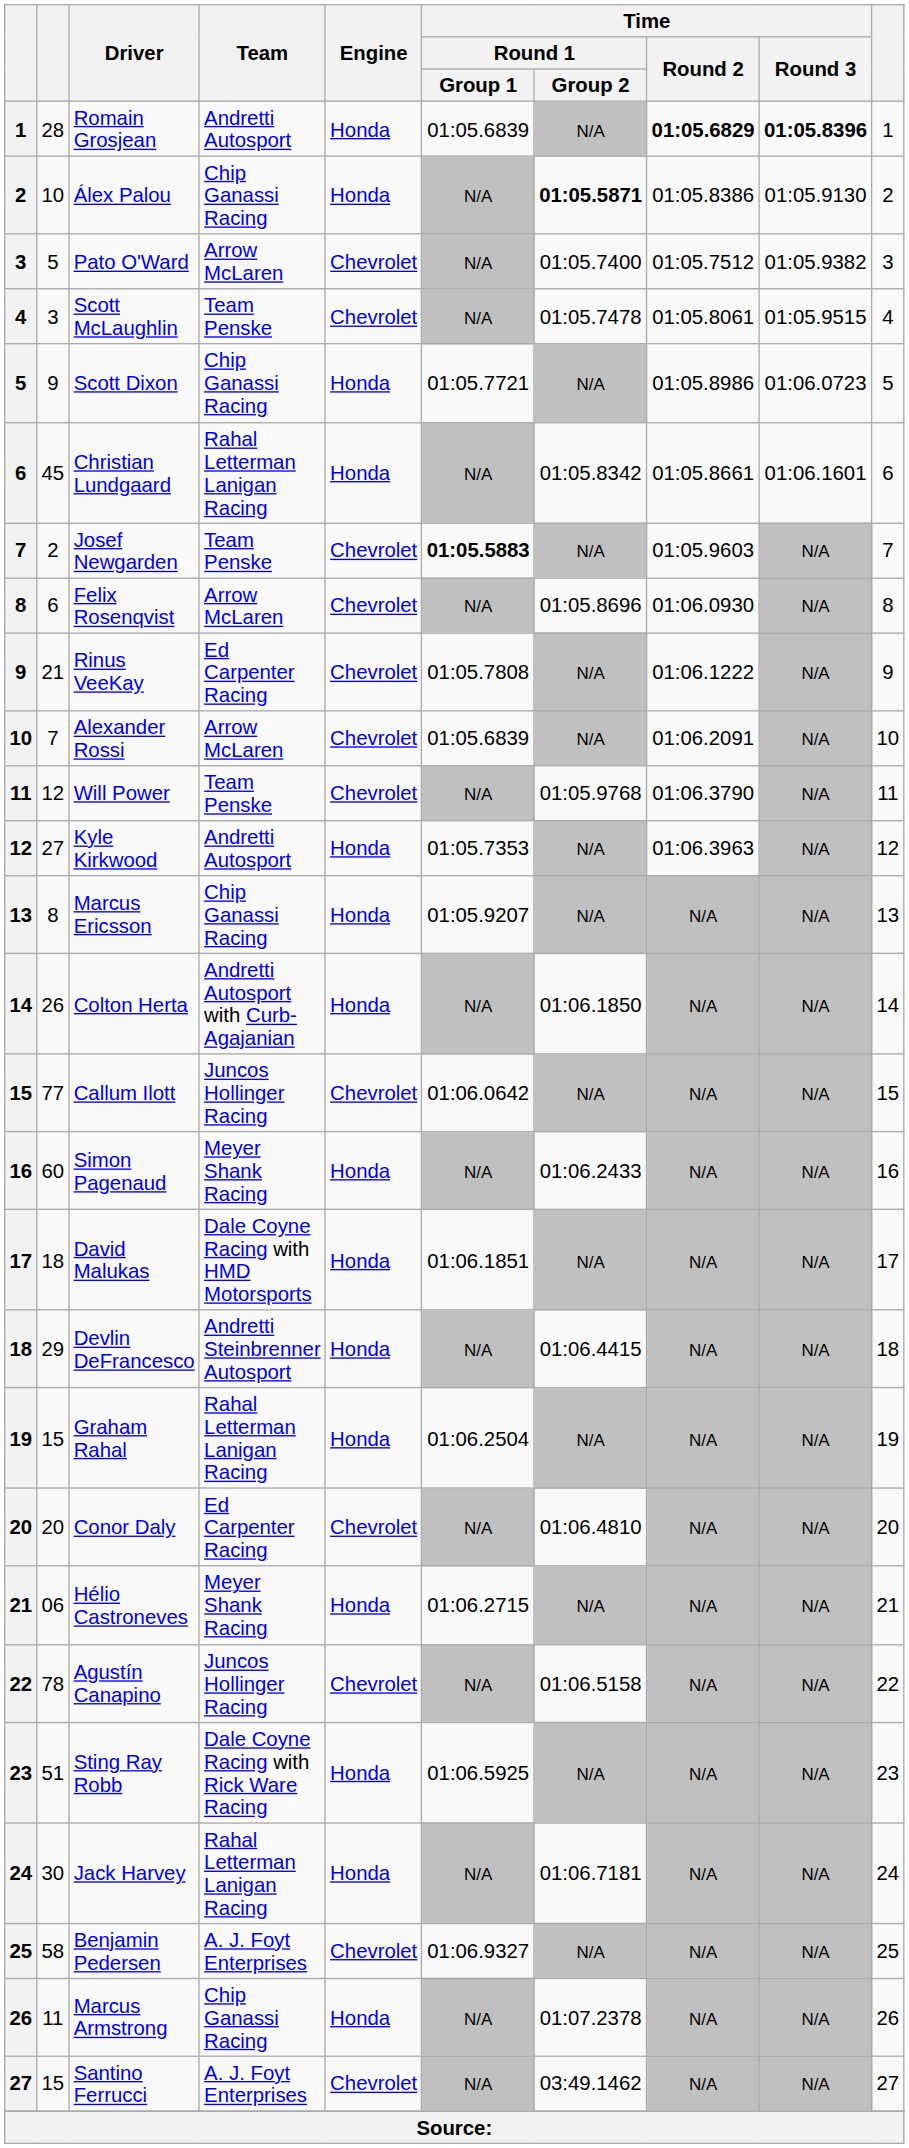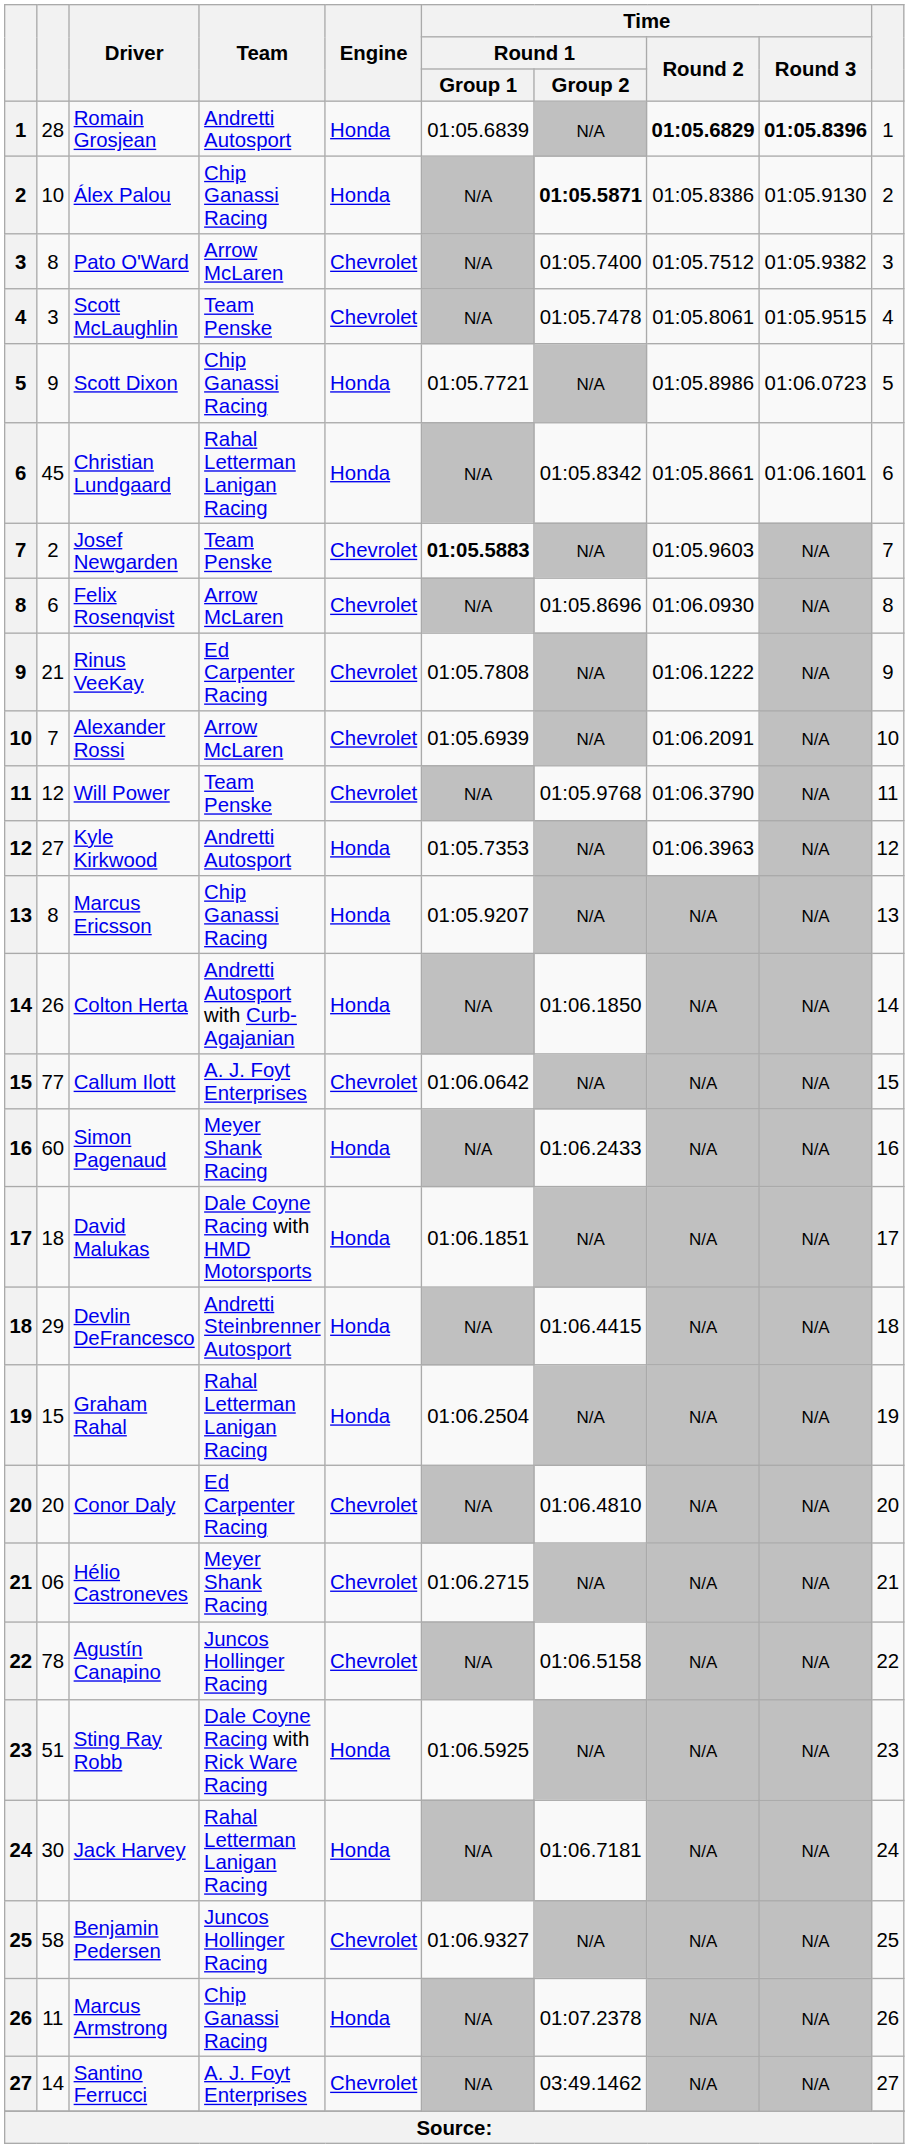(53, 262) 5 -> (53, 262) 8
(478, 738) 01:05.6839 -> (478, 738) 01:05.6939
(244, 1093) Juncos Hollinger Racing -> (256, 1082) A. J. Foyt Enterprises
(360, 1605) Honda -> (374, 1583) Chevrolet
(256, 1951) A. J. Foyt Enterprises -> (244, 1939) Juncos Hollinger Racing
(53, 2084) 15 -> (53, 2084) 14
